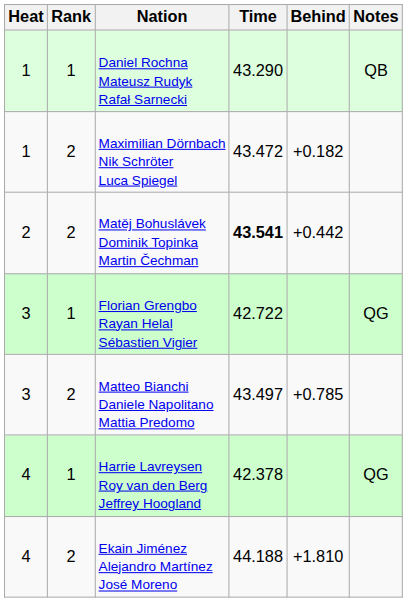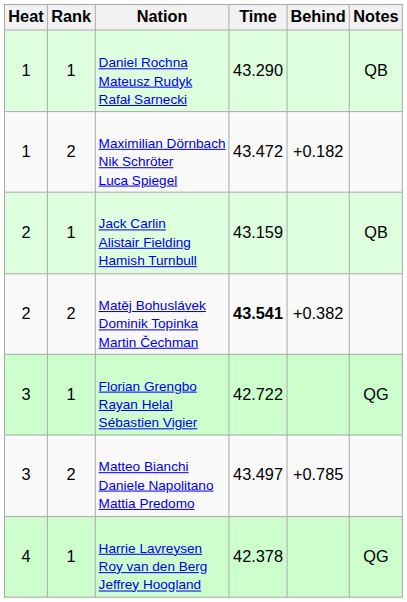+ row: (148, 242)
(318, 232) +0.442 -> (318, 313) +0.382
- row: (156, 566)
